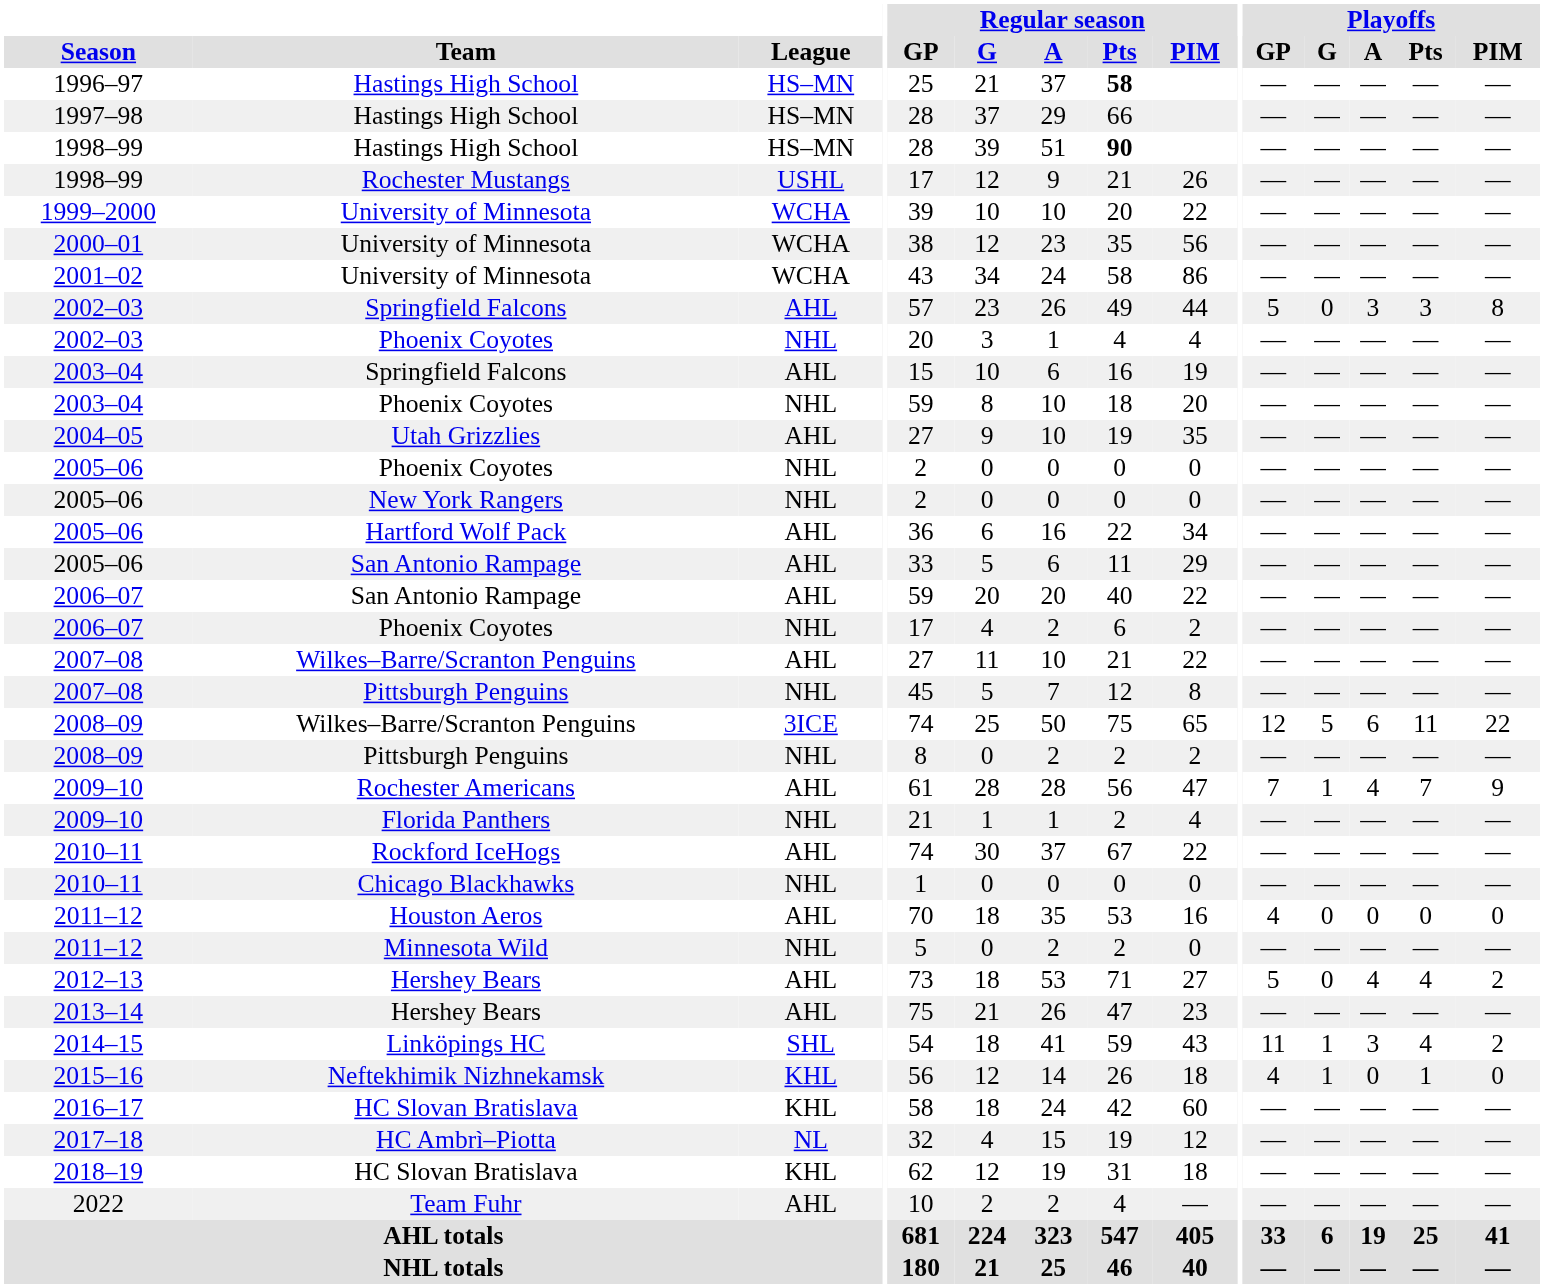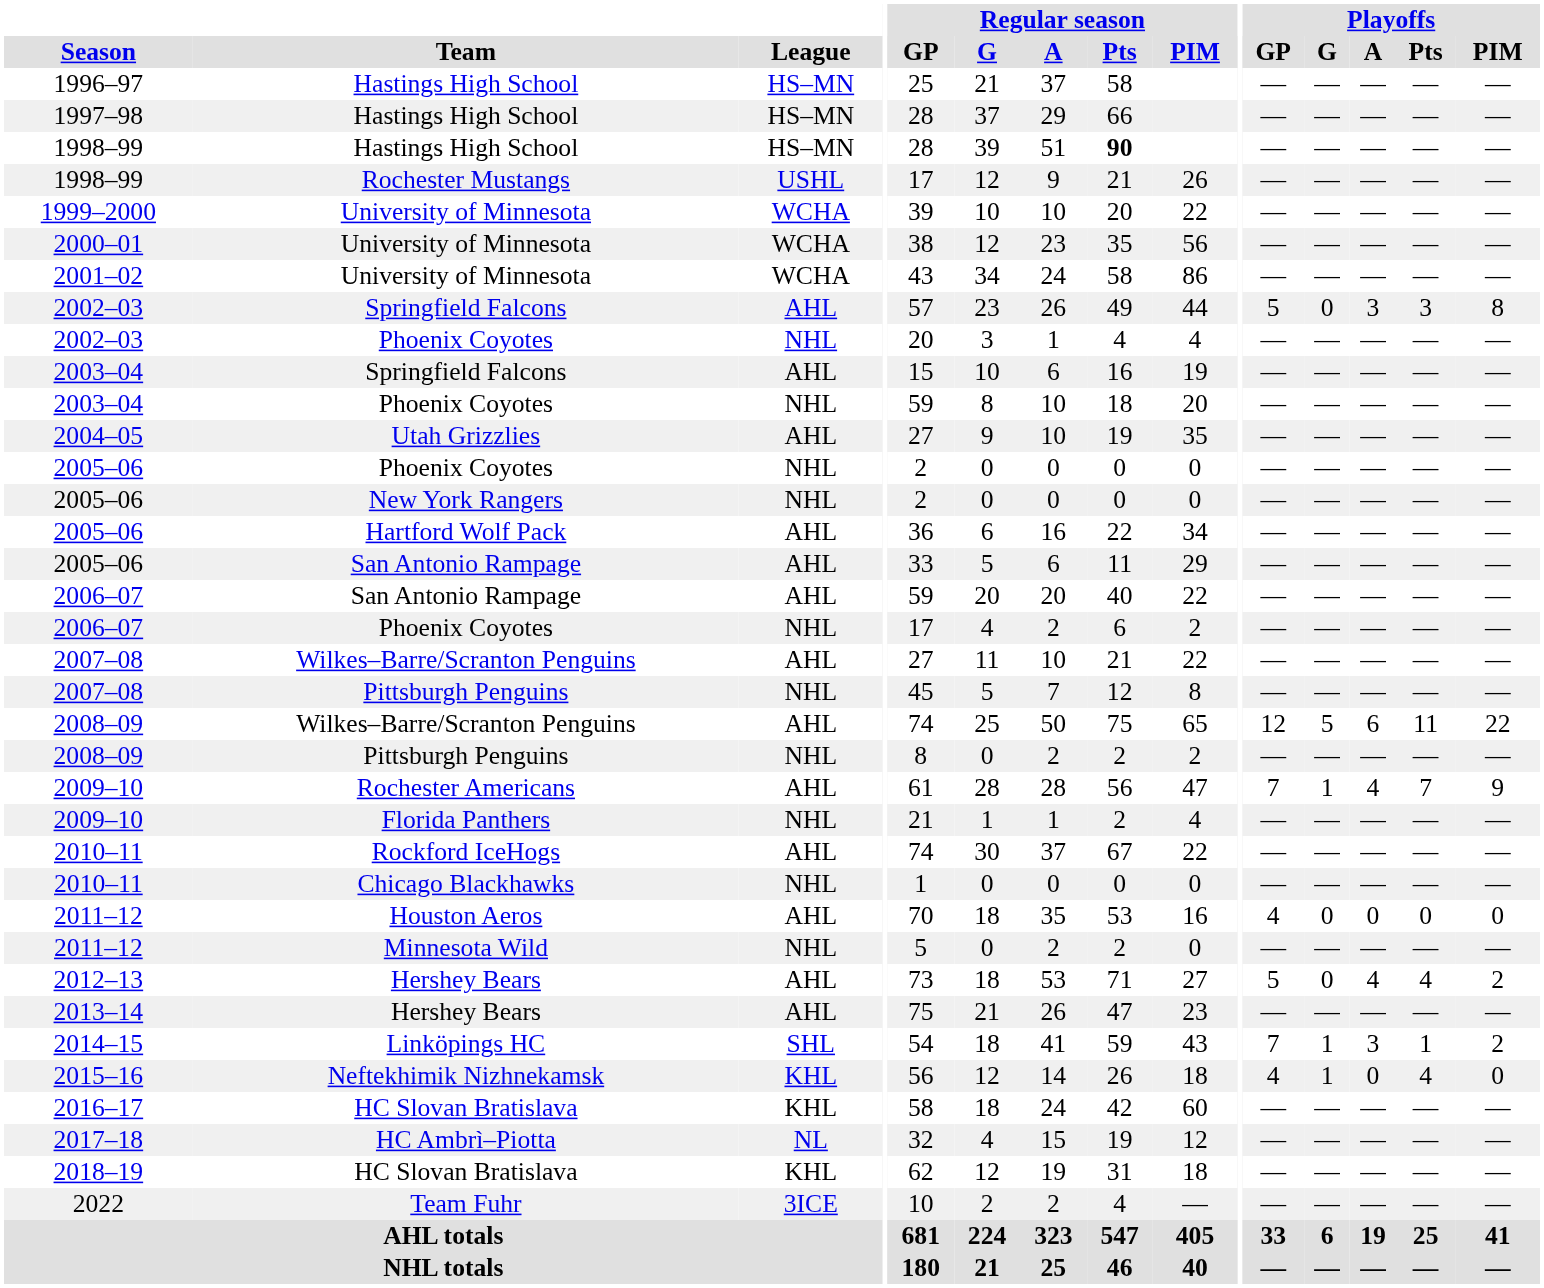(1120, 83) bold -> (1120, 83) normal
(811, 723) 3ICE -> (811, 723) AHL
(1273, 1043) 11 -> (1273, 1043) 7
(1426, 1043) 4 -> (1426, 1043) 1
(1426, 1075) 1 -> (1426, 1075) 4
(811, 1203) AHL -> (811, 1203) 3ICE
